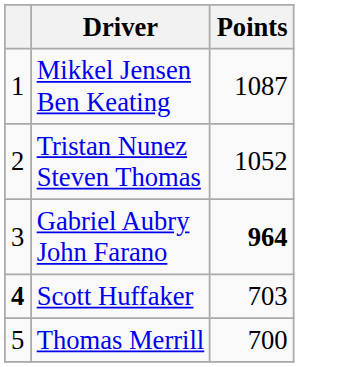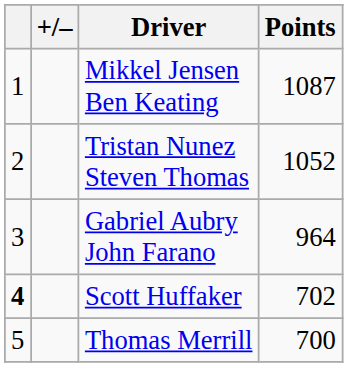+ column: (55, 26)
(268, 236) bold -> (316, 236) normal
(268, 296) 703 -> (316, 296) 702
